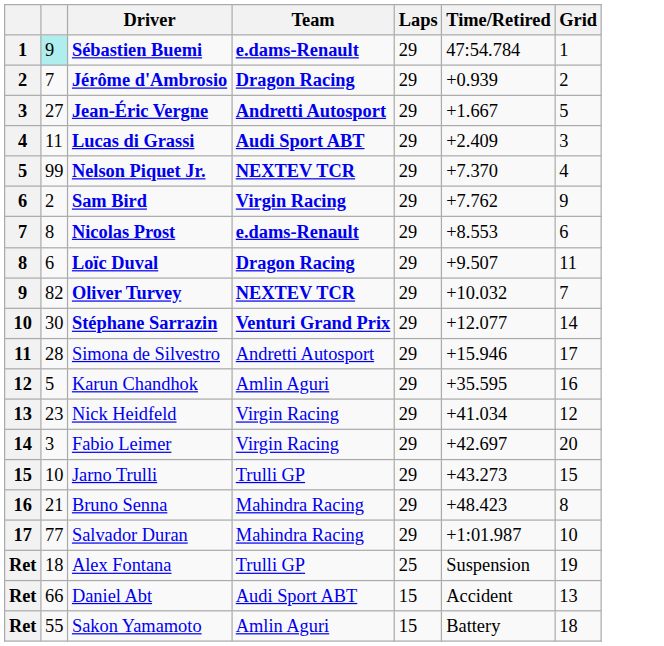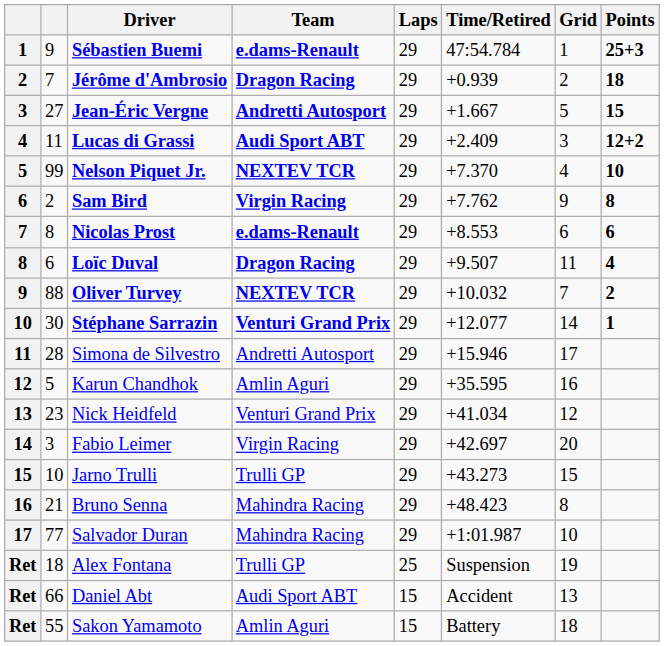+ column: (630, 19)
(50, 50) paleturquoise background -> (50, 50) no background
(54, 292) 82 -> (54, 292) 88
(287, 414) Virgin Racing -> (306, 414) Venturi Grand Prix
